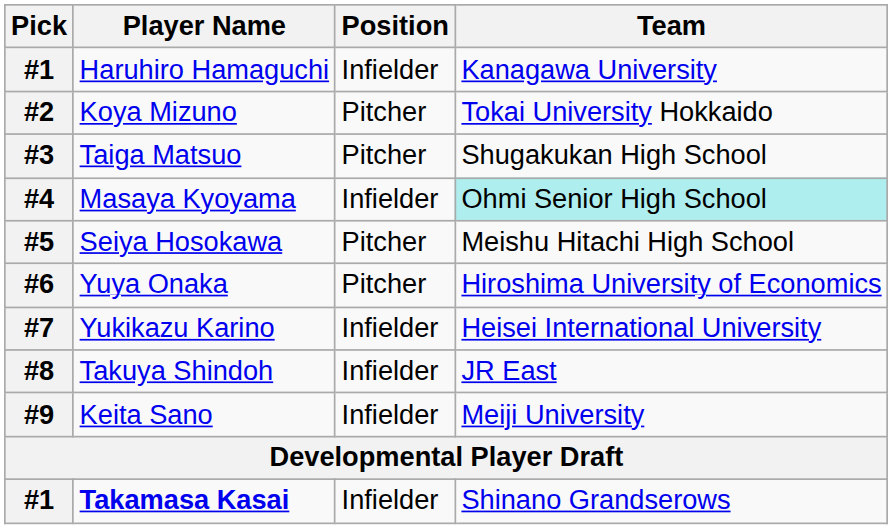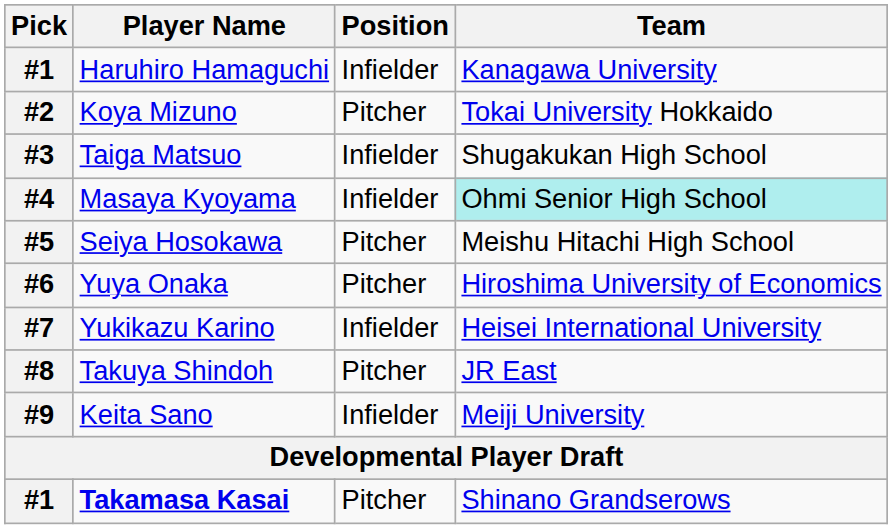(384, 155) Pitcher -> (390, 155) Infielder
(390, 371) Infielder -> (384, 371) Pitcher
(390, 500) Infielder -> (384, 500) Pitcher
